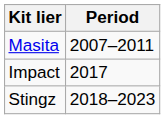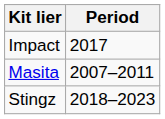rows swapped: (34, 45) <-> (34, 72)
